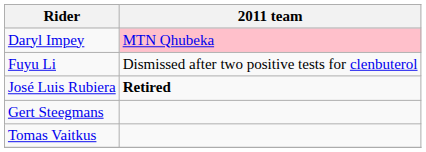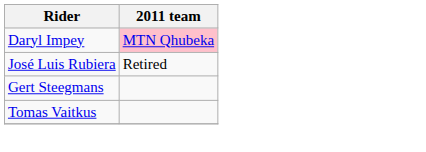- row: (32, 64)
(147, 87) bold -> (145, 64) normal
